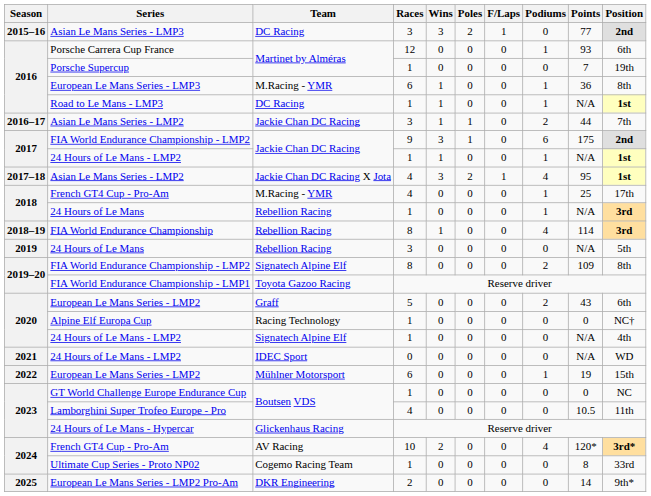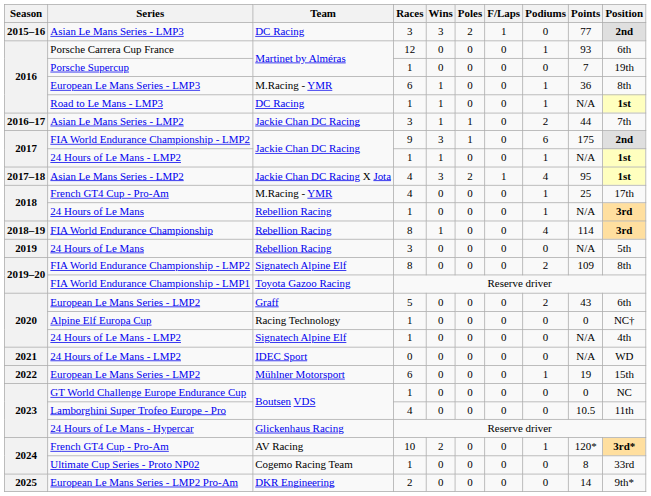(546, 447) 4 -> (546, 447) 1
